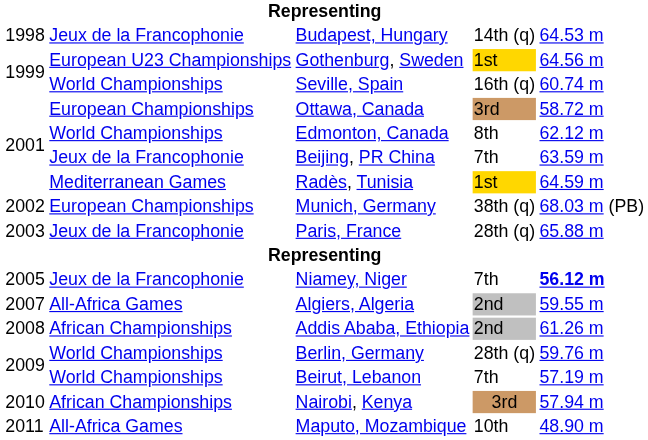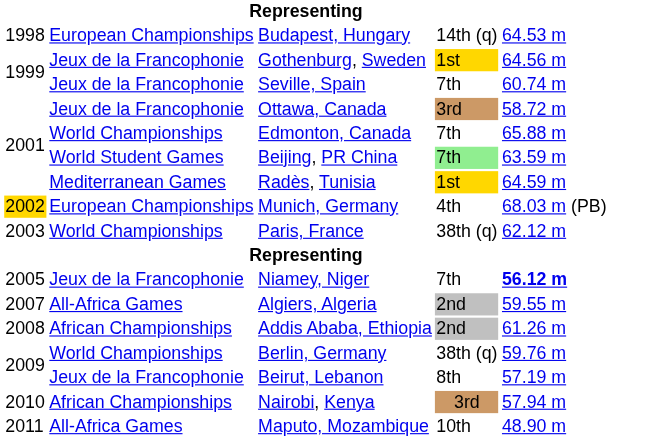(147, 35) Jeux de la Francophonie -> (151, 35) European Championships
(170, 60) European U23 Championships -> (147, 60) Jeux de la Francophonie
(136, 84) World Championships -> (147, 84) Jeux de la Francophonie
(504, 84) 16th (q) -> (449, 84) 7th
(151, 108) European Championships -> (147, 108) Jeux de la Francophonie
(486, 133) 8th -> (449, 133) 7th
(572, 133) 62.12 m -> (534, 133) 65.88 m
(147, 157) Jeux de la Francophonie -> (136, 157) World Student Games
(486, 157) no background -> (449, 157) lightgreen background
(25, 206) no background -> (25, 206) gold background
(504, 206) 38th (q) -> (449, 206) 4th
(147, 231) Jeux de la Francophonie -> (136, 231) World Championships
(504, 231) 28th (q) -> (467, 231) 38th (q)
(572, 231) 65.88 m -> (534, 231) 62.12 m
(504, 353) 28th (q) -> (467, 353) 38th (q)
(136, 377) World Championships -> (147, 377) Jeux de la Francophonie
(486, 377) 7th -> (449, 377) 8th
